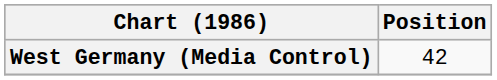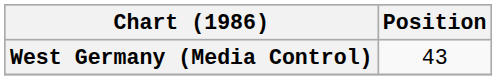(435, 58) 42 -> (435, 58) 43
